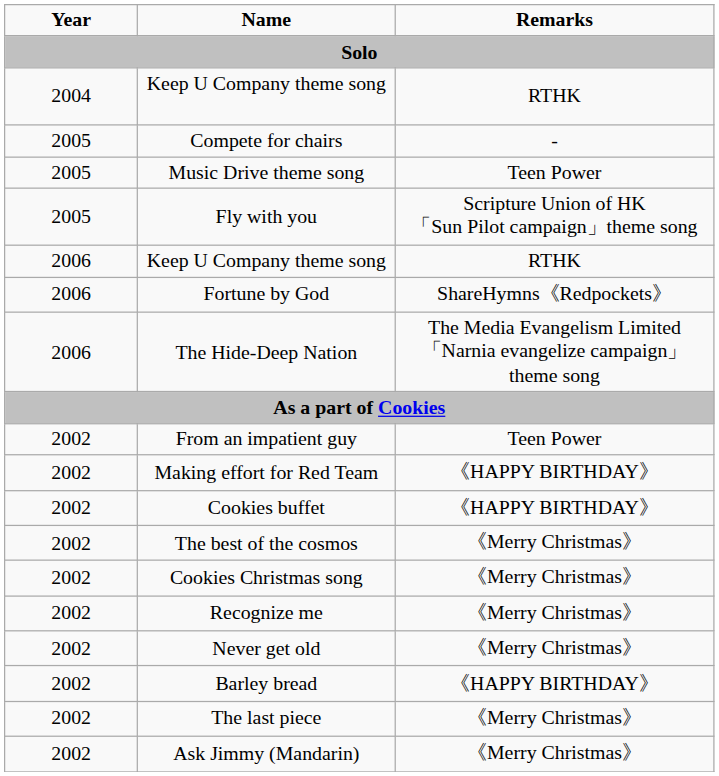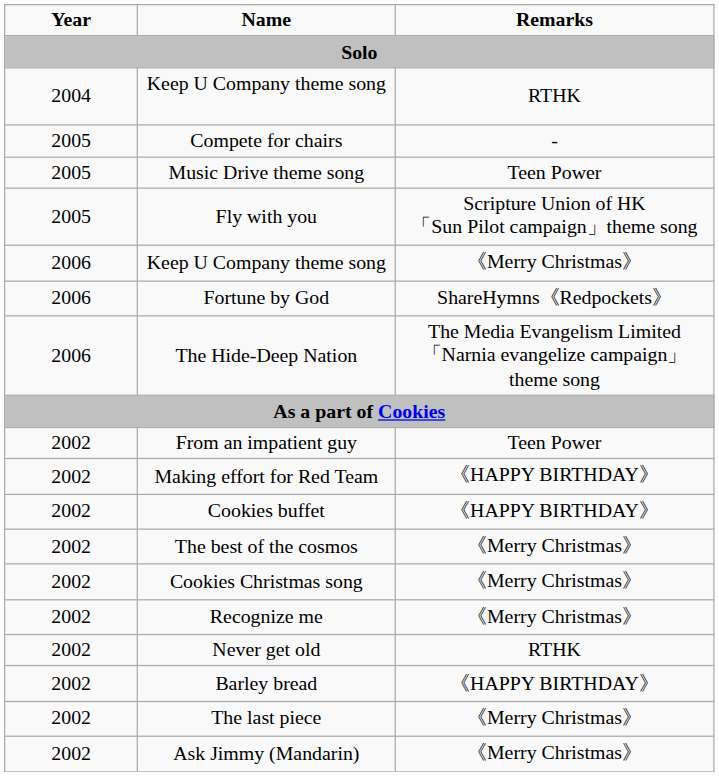(554, 261) RTHK -> (554, 262) 《Merry Christmas》
(554, 647) 《Merry Christmas》 -> (554, 650) RTHK
